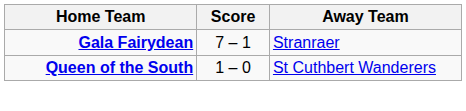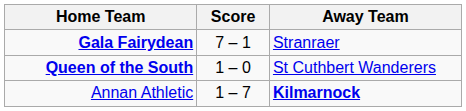+ row: (142, 93)
